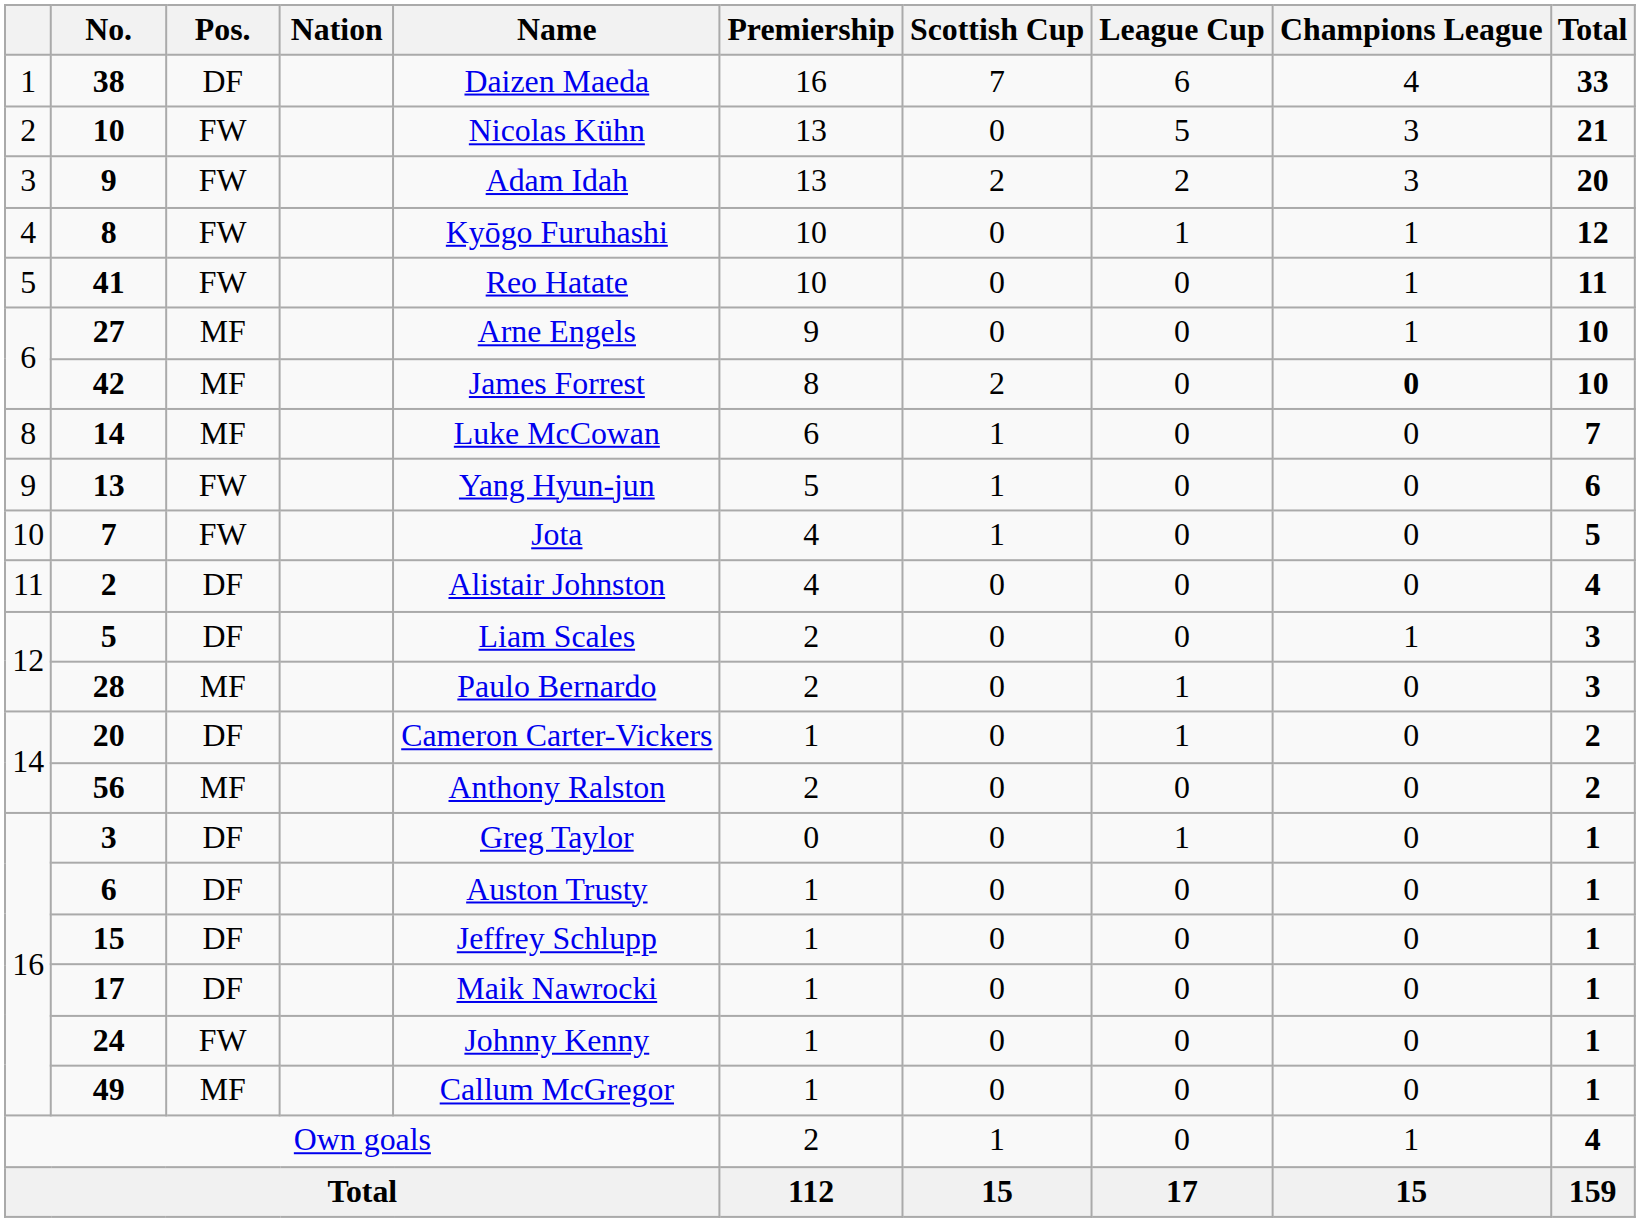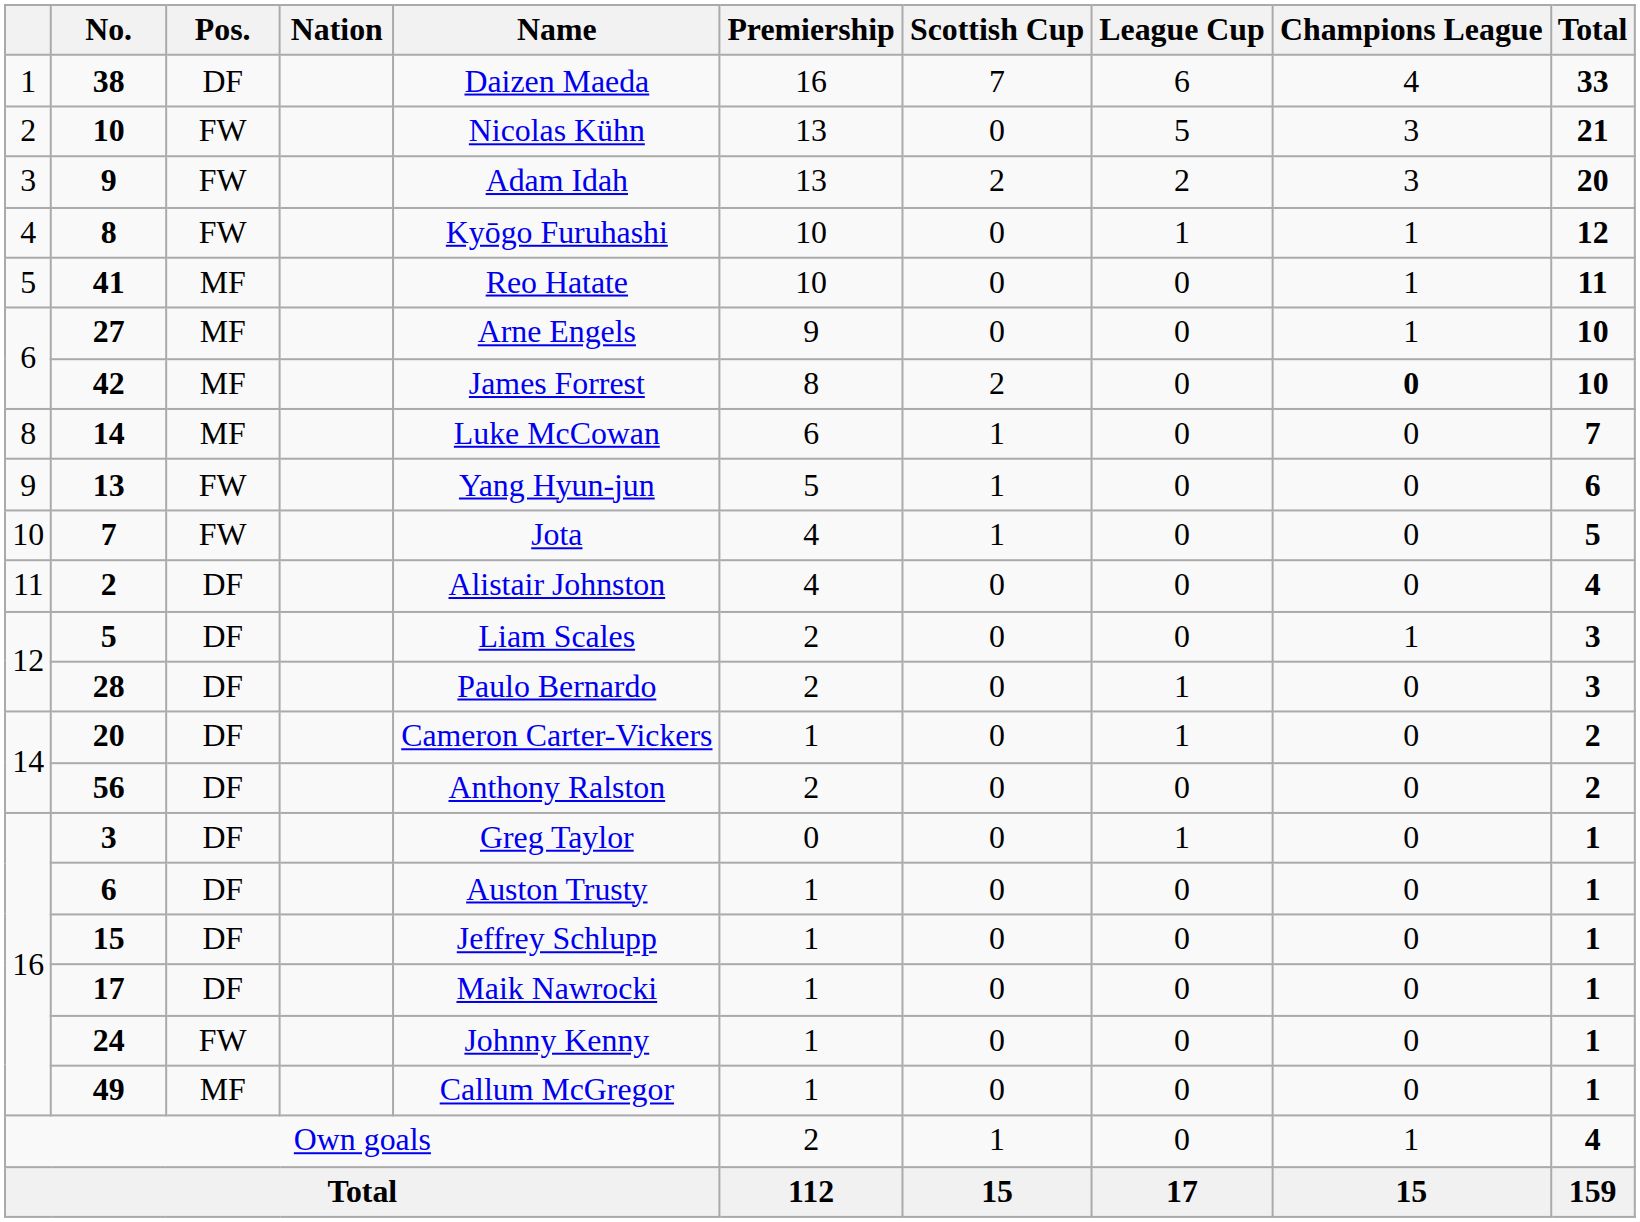(223, 282) FW -> (223, 282) MF
(223, 686) MF -> (223, 686) DF
(223, 787) MF -> (223, 787) DF
